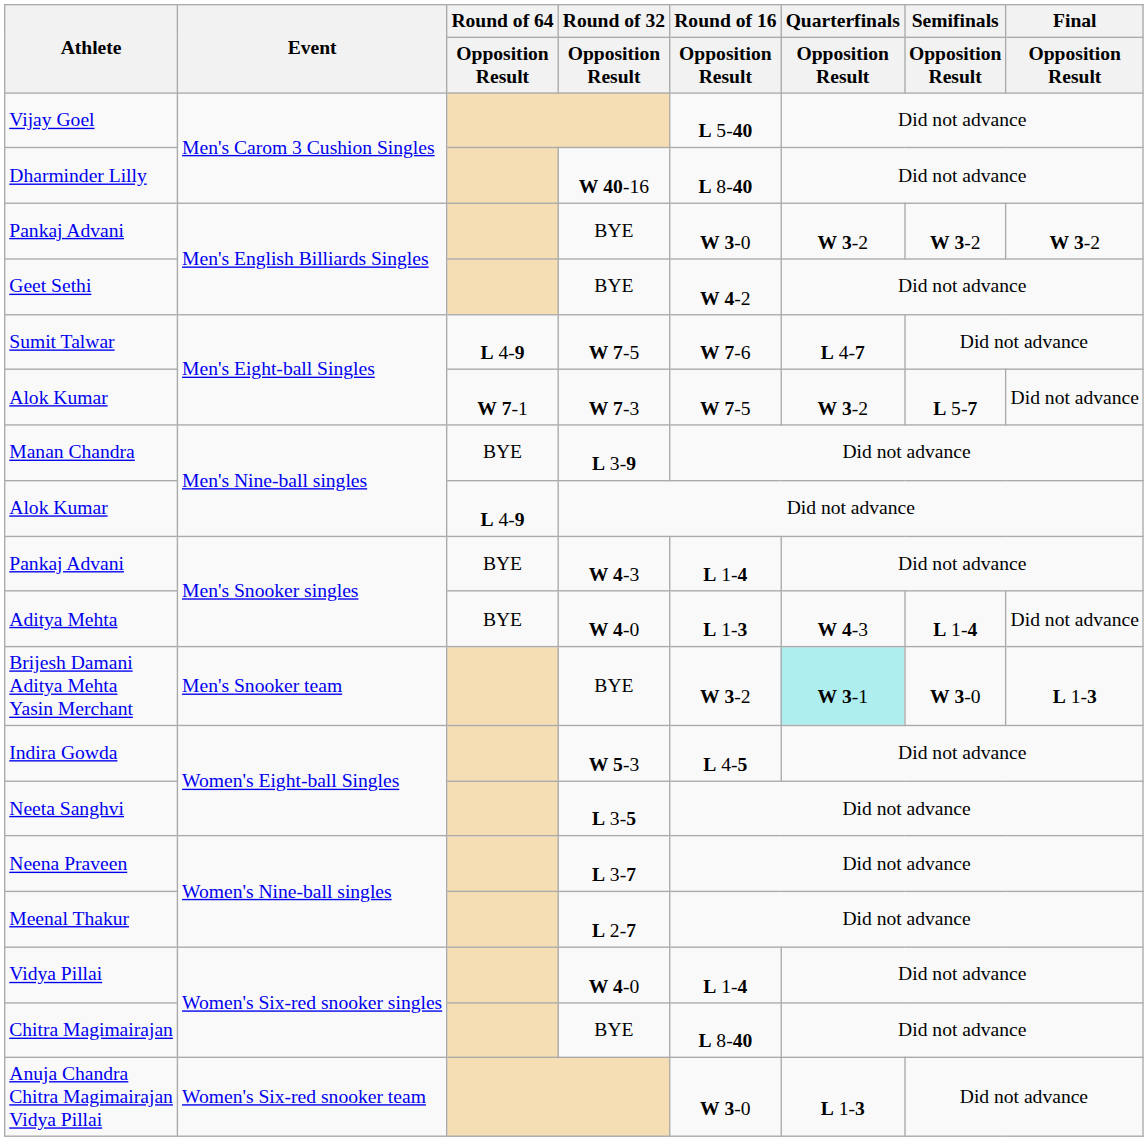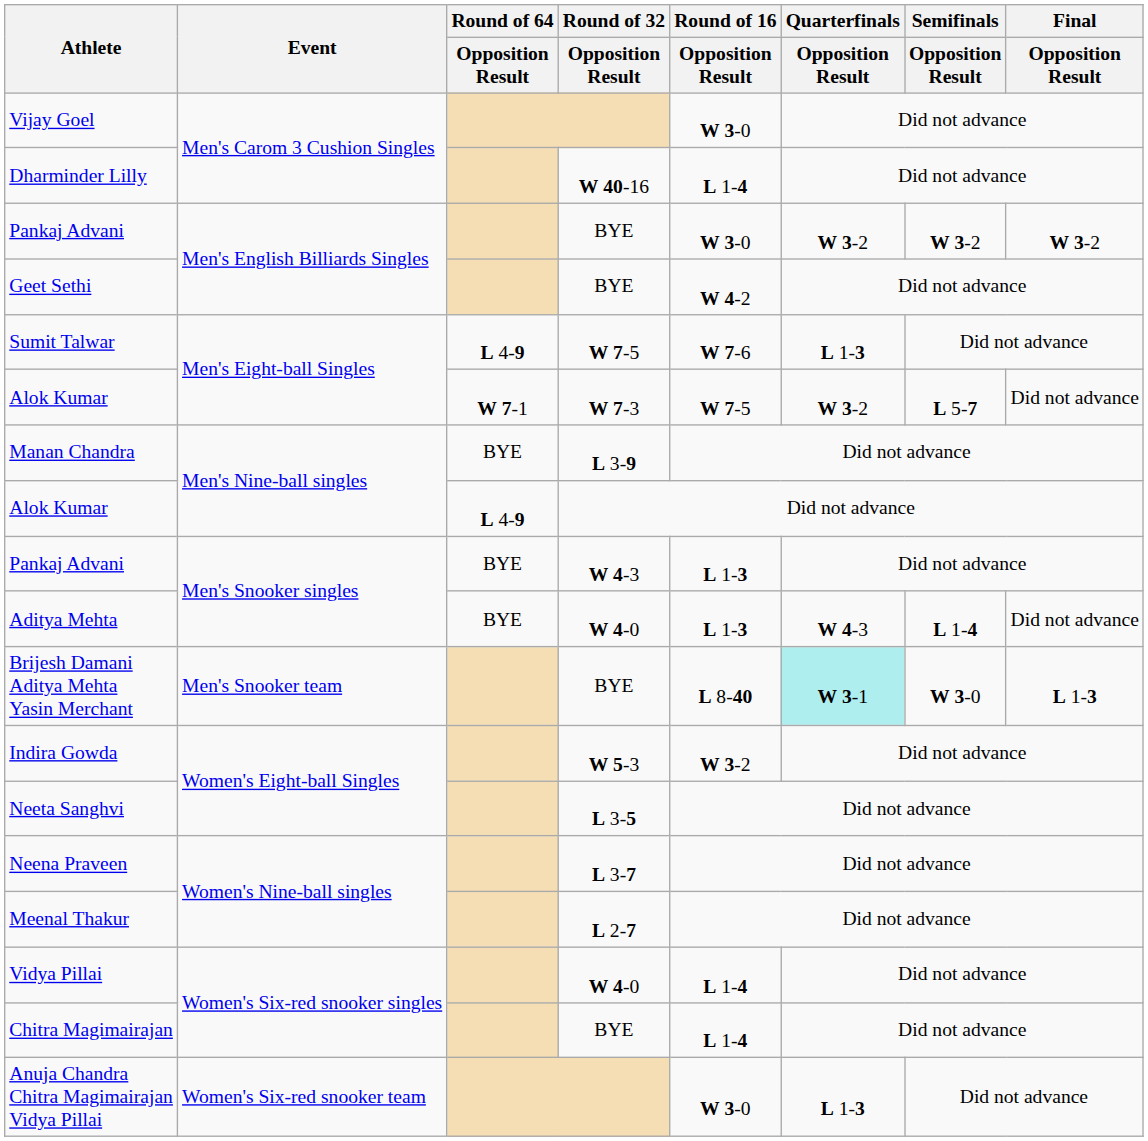(725, 131) L 5-40 -> (725, 131) W 3-0
(725, 187) L 8-40 -> (725, 187) L 1-4
(843, 353) L 4-7 -> (843, 353) L 1-3
(725, 575) L 1-4 -> (725, 575) L 1-3
(725, 697) W 3-2 -> (725, 697) L 8-40
(725, 764) L 4-5 -> (725, 764) W 3-2
(725, 1041) L 8-40 -> (725, 1041) L 1-4
